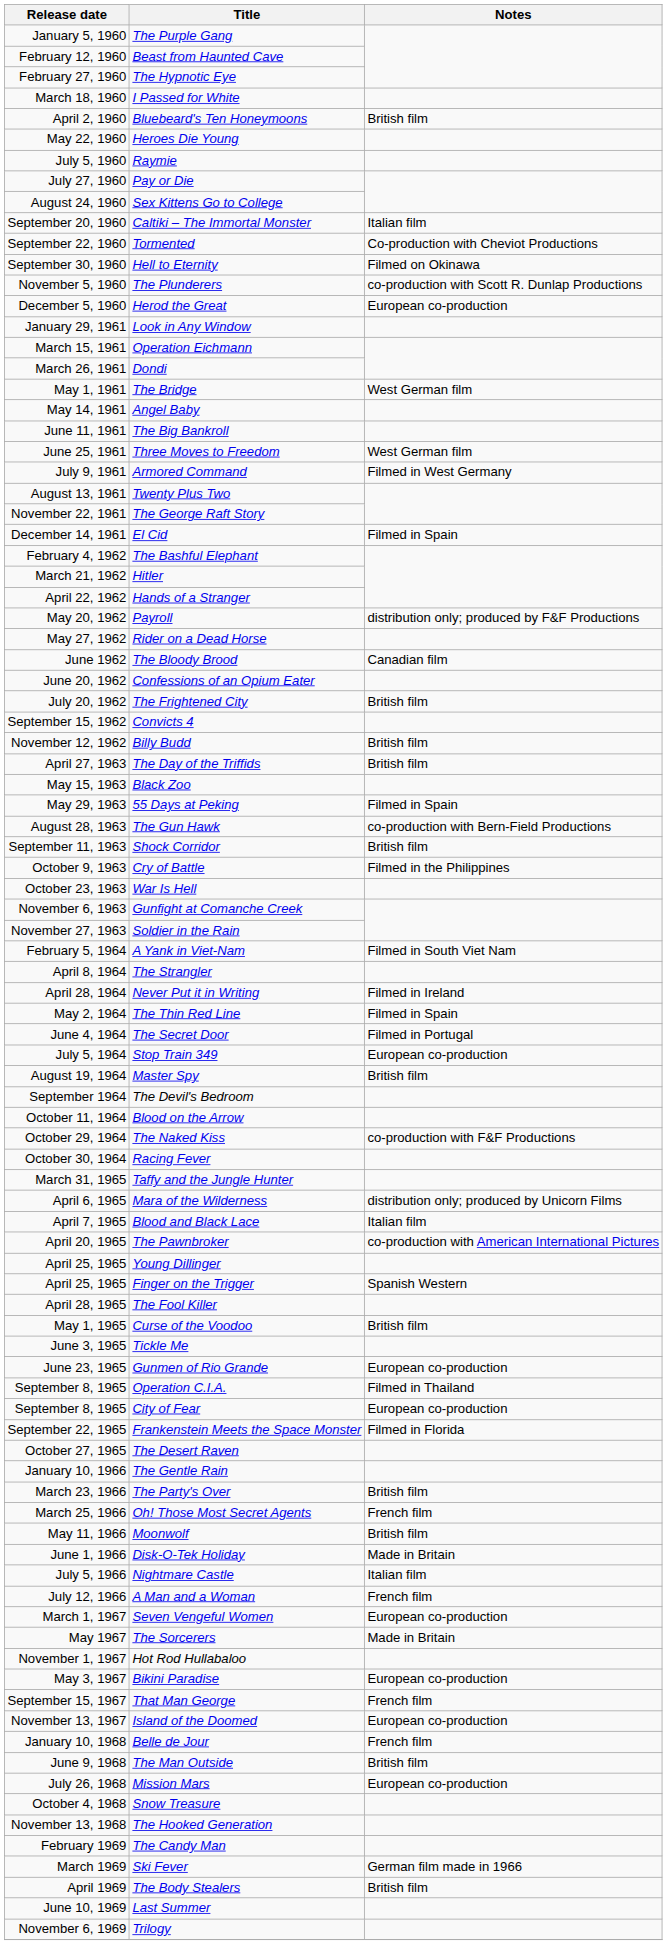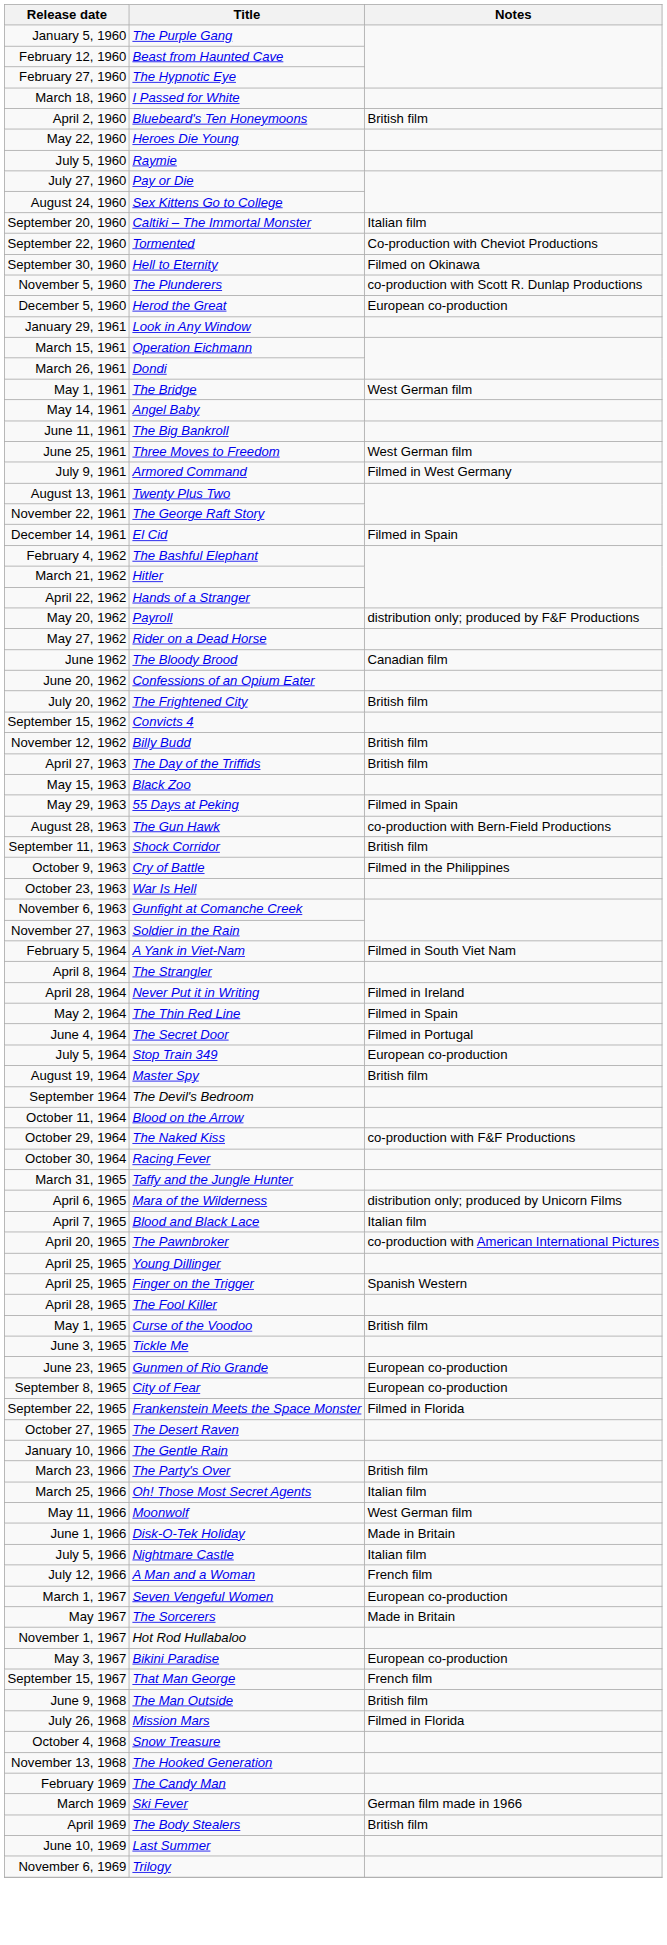- row: (179, 1388)
(400, 1513) French film -> (397, 1492) Italian film
(398, 1533) British film -> (420, 1513) West German film
- row: (195, 1721)
- row: (171, 1741)
(437, 1783) European co-production -> (416, 1721) Filmed in Florida
